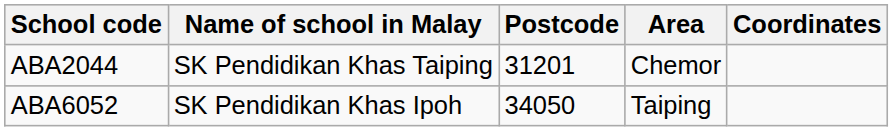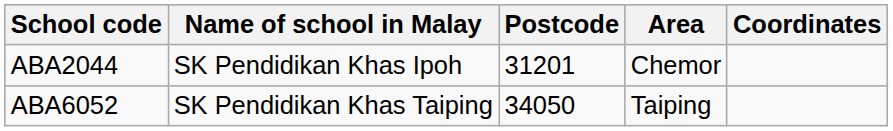(333, 65) SK Pendidikan Khas Taiping -> (318, 65) SK Pendidikan Khas Ipoh
(318, 105) SK Pendidikan Khas Ipoh -> (333, 105) SK Pendidikan Khas Taiping
